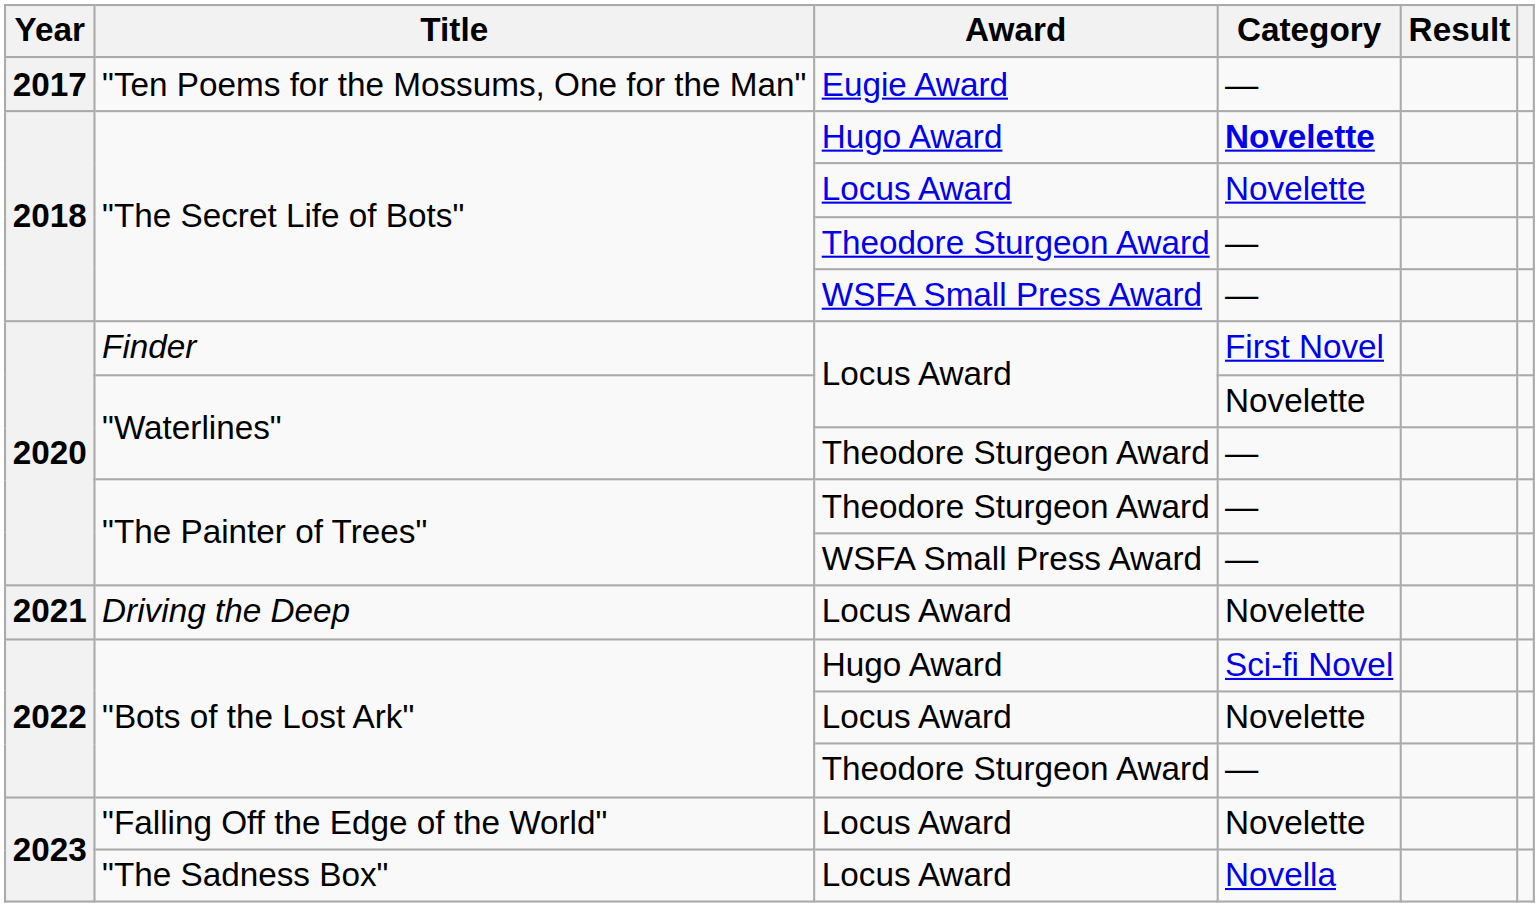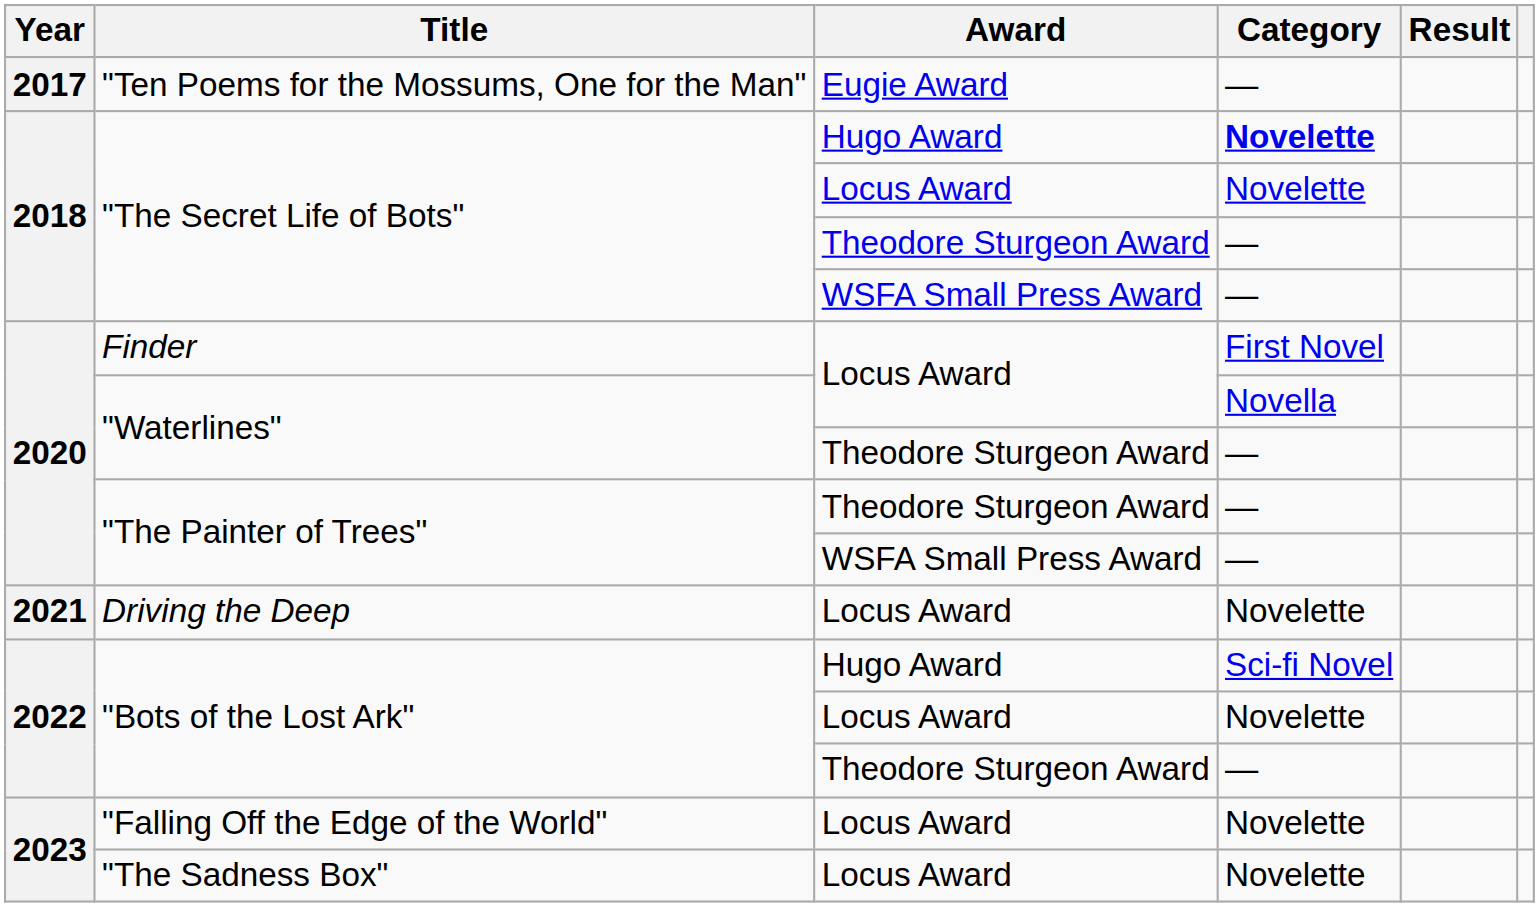(1295, 400) Novelette -> (1280, 400) Novella
(1280, 875) Novella -> (1295, 875) Novelette
